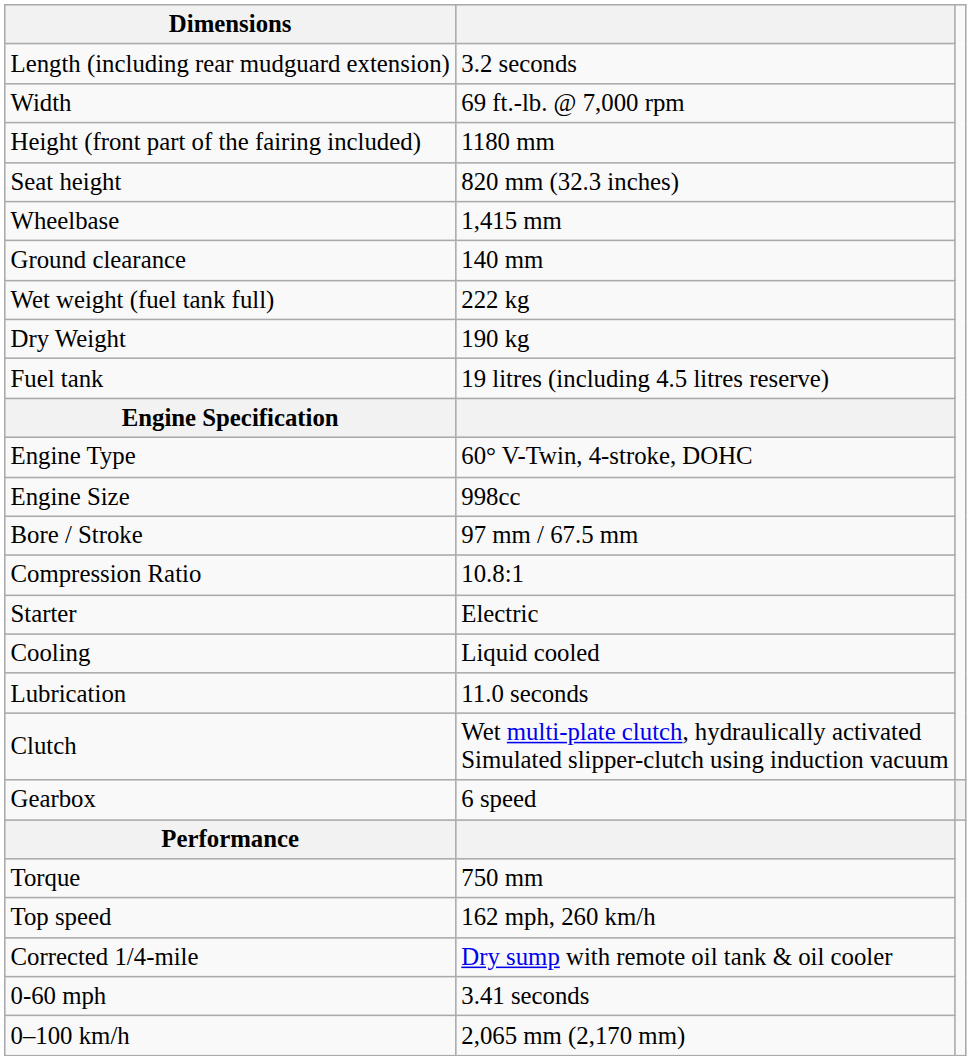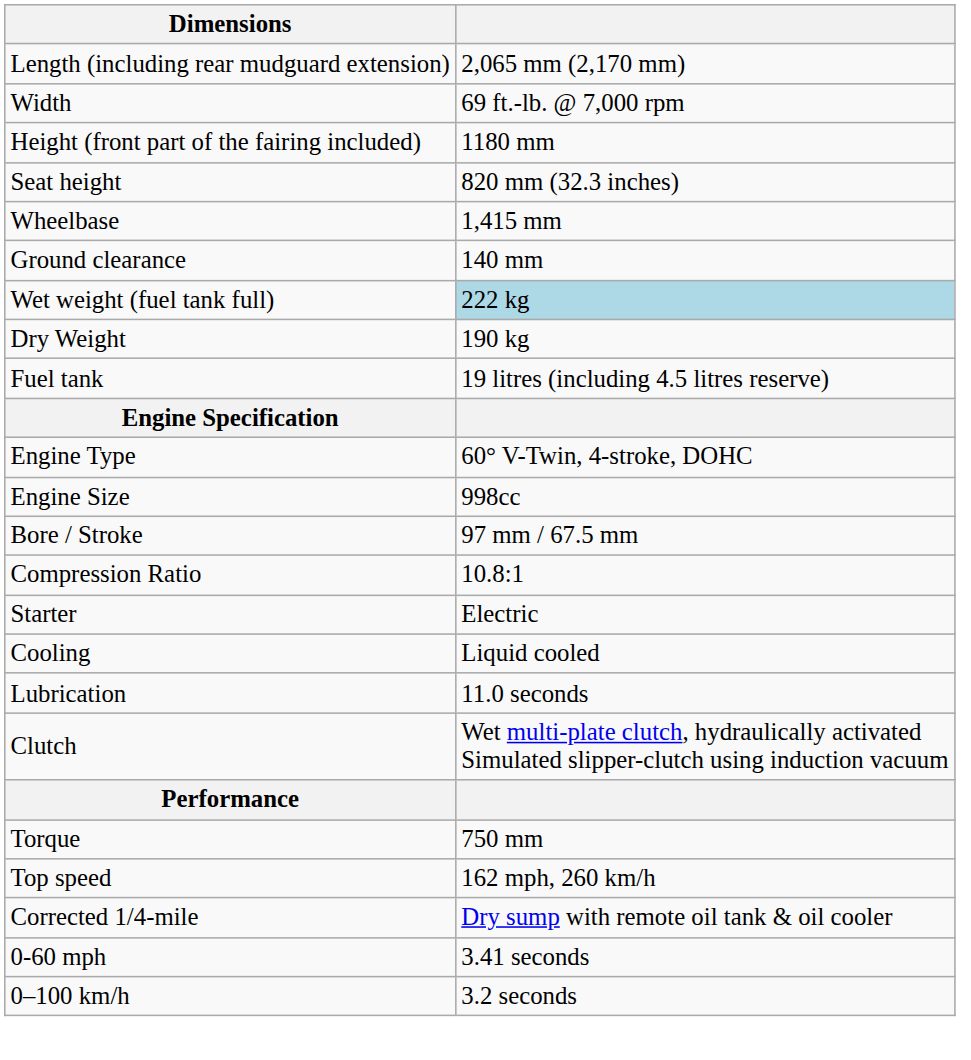(519, 63) 3.2 seconds -> (573, 63) 2,065 mm (2,170 mm)
(495, 299) no background -> (495, 299) lightblue background
- row: (53, 799)
(573, 1035) 2,065 mm (2,170 mm) -> (519, 996) 3.2 seconds
